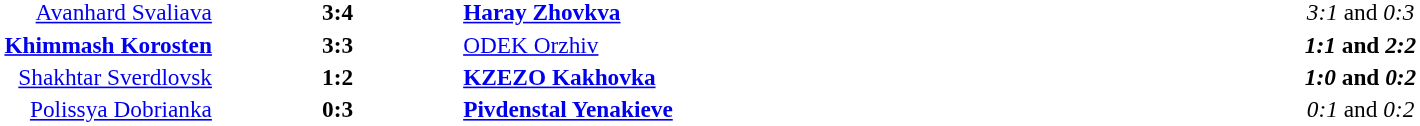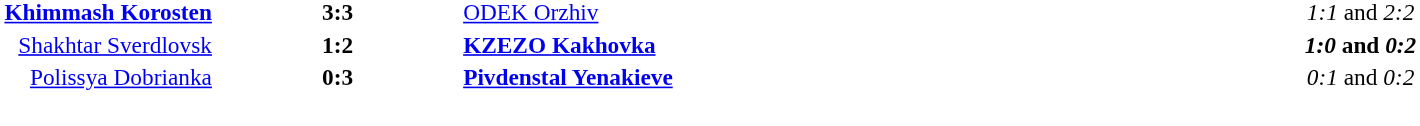- row: (124, 12)
(1361, 44) bold -> (1361, 12) normal
